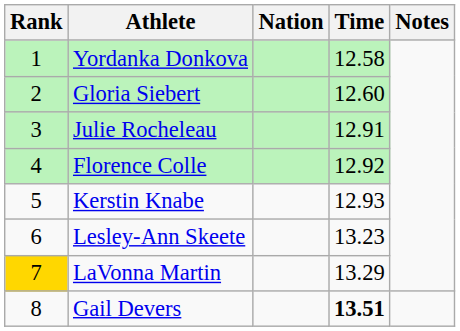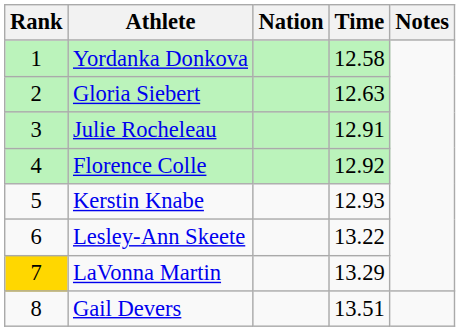(359, 93) 12.60 -> (359, 93) 12.63
(359, 237) 13.23 -> (359, 237) 13.22
(359, 308) bold -> (359, 308) normal
